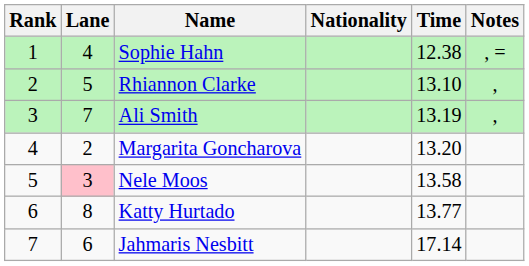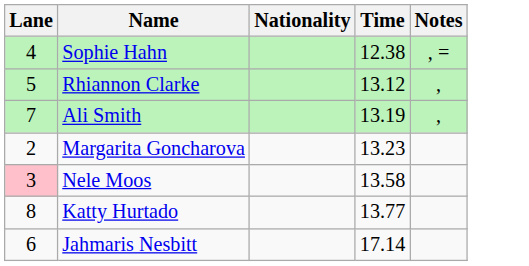- column: (33, 20)
(439, 84) 13.10 -> (383, 84) 13.12
(439, 148) 13.20 -> (383, 148) 13.23
